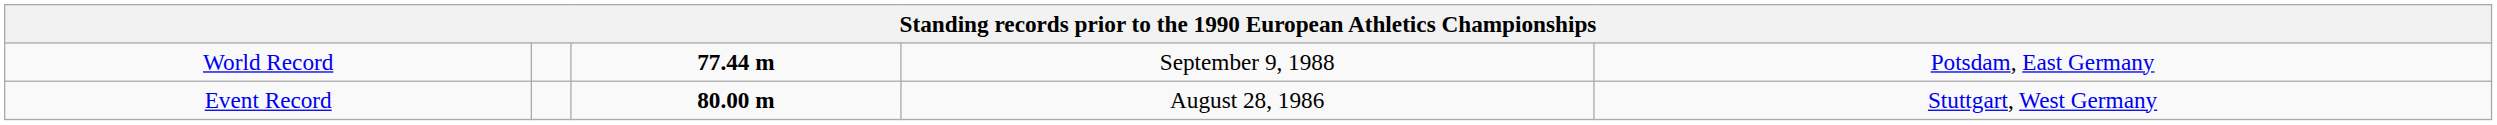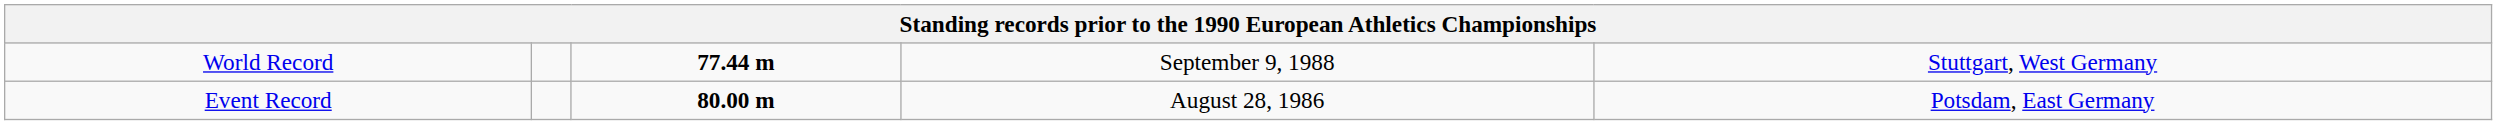(2043, 61) Potsdam, East Germany -> (2043, 61) Stuttgart, West Germany
(2043, 99) Stuttgart, West Germany -> (2043, 99) Potsdam, East Germany
